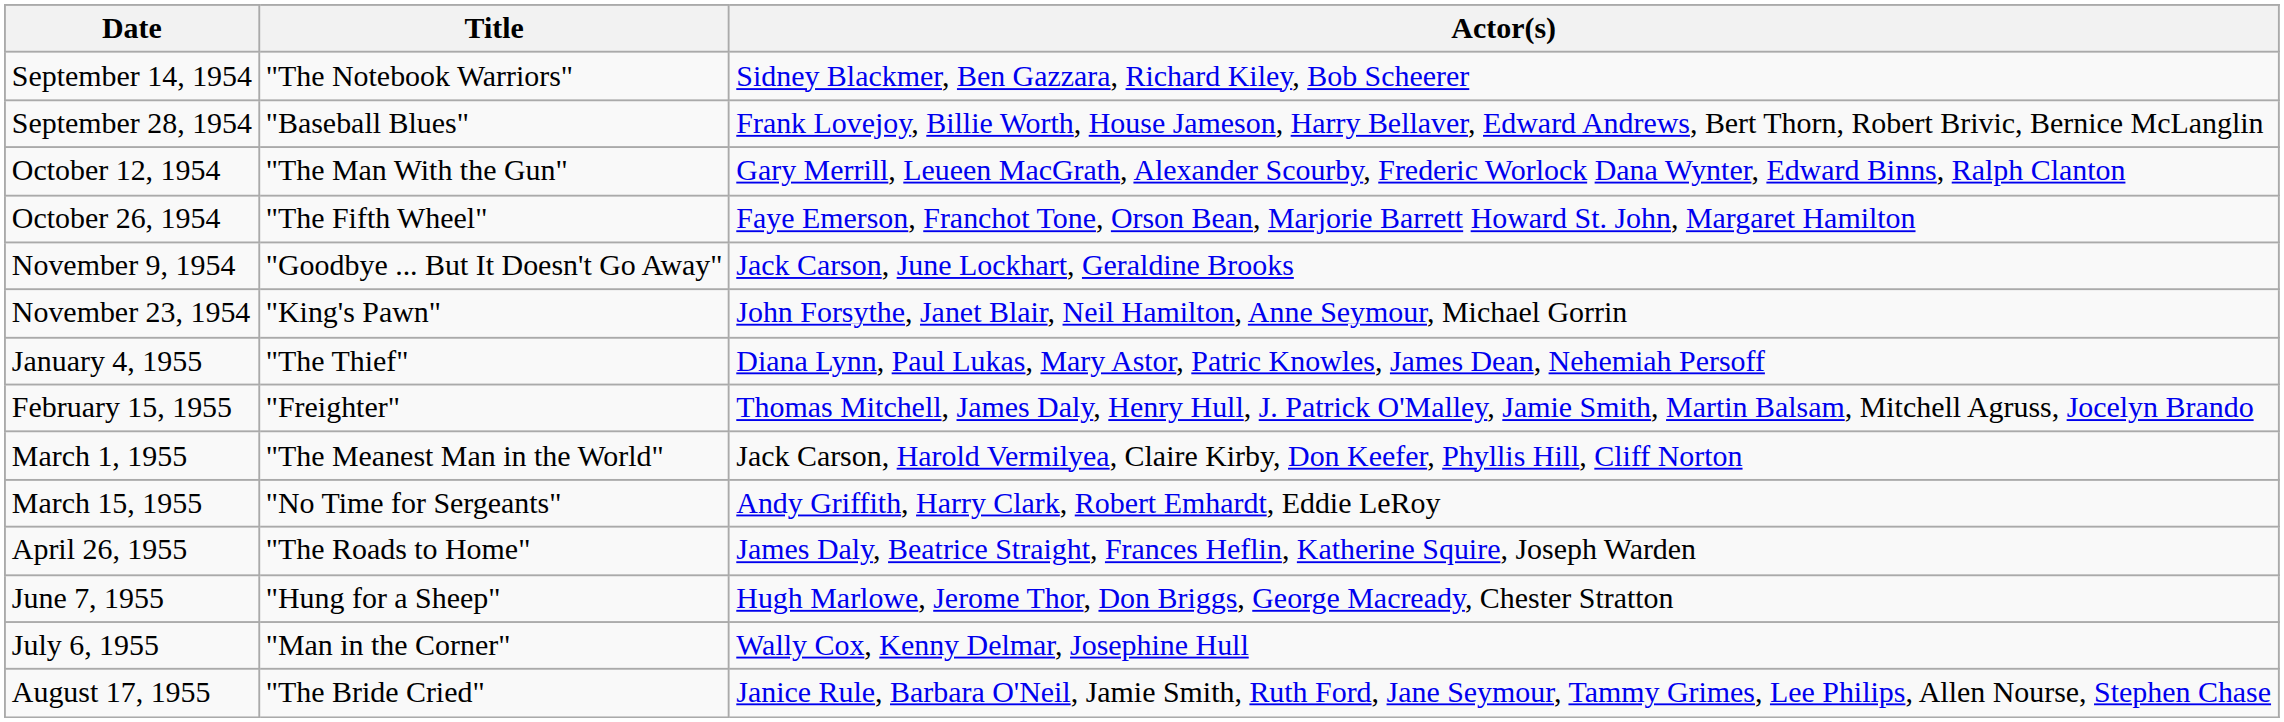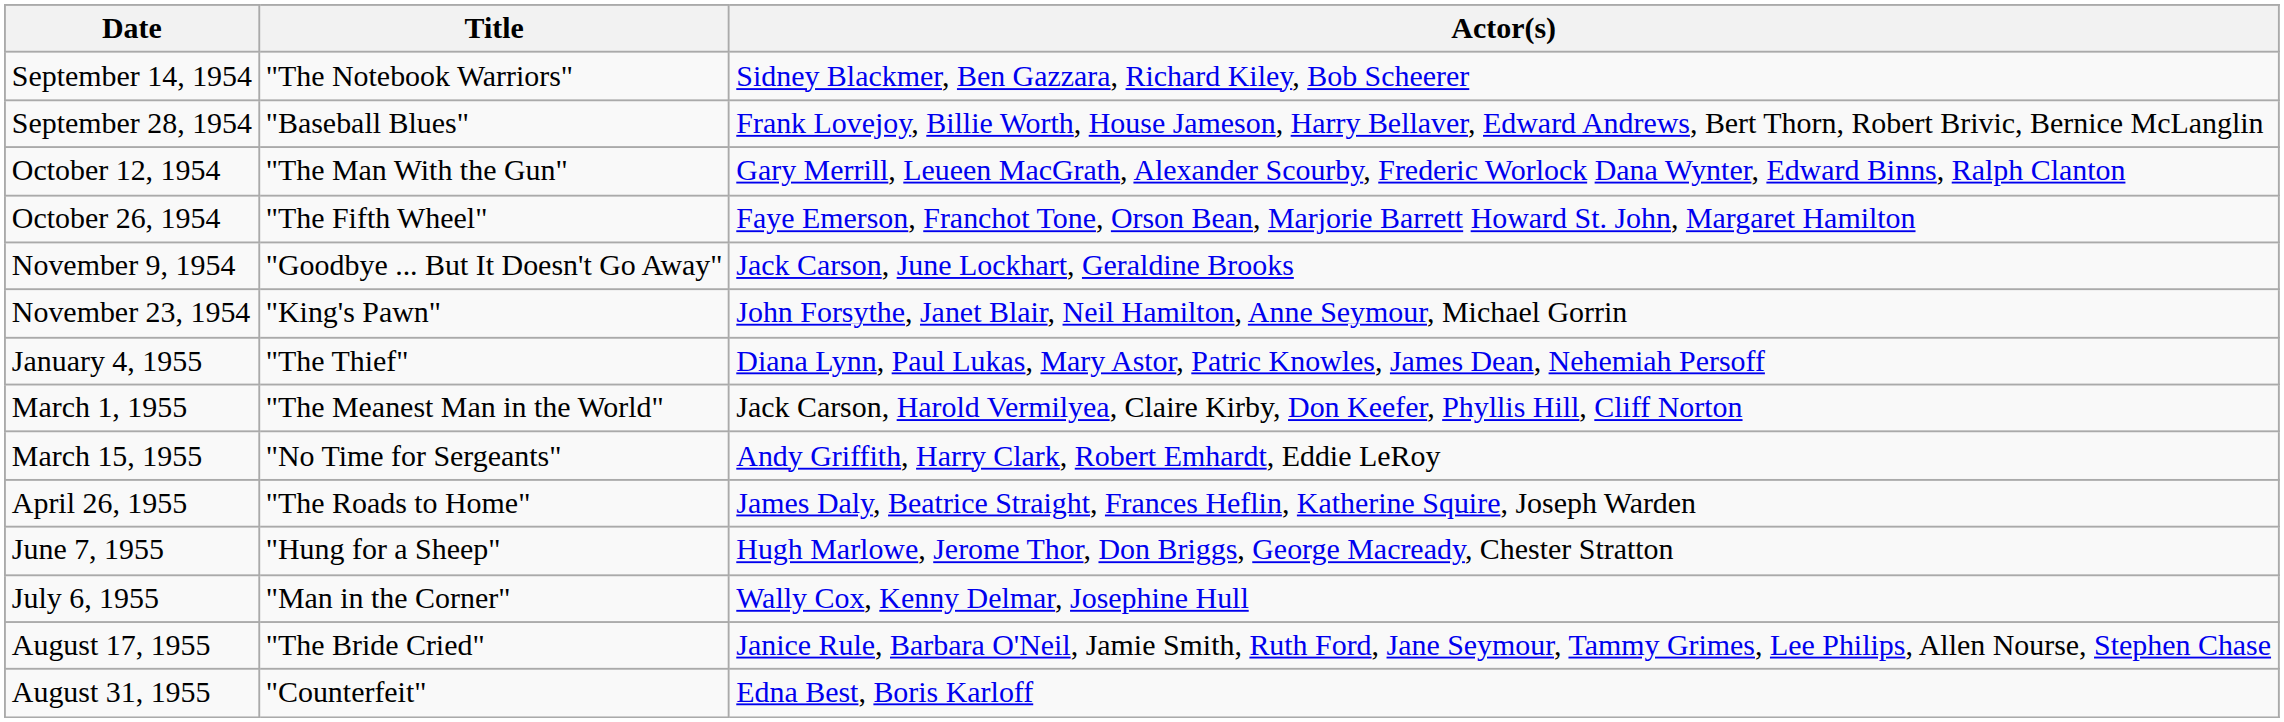- row: (122, 407)
+ row: (111, 692)
